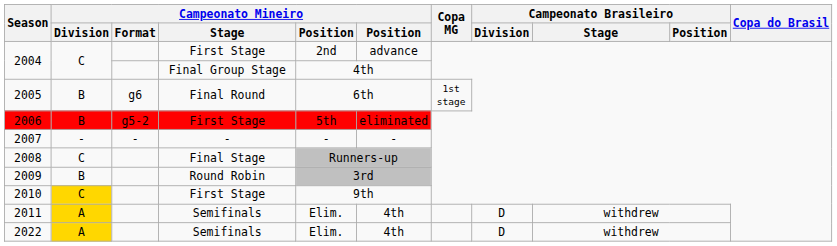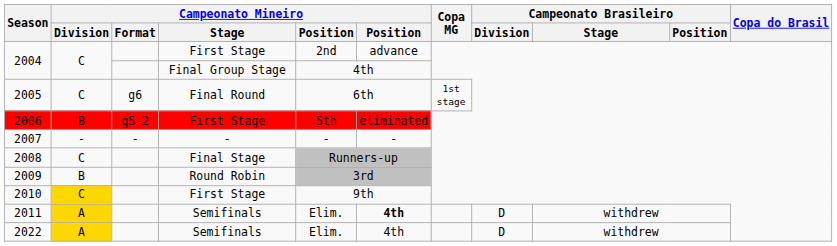(81, 95) B -> (81, 95) C
(394, 213) normal -> (394, 213) bold
